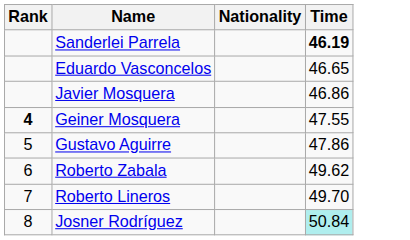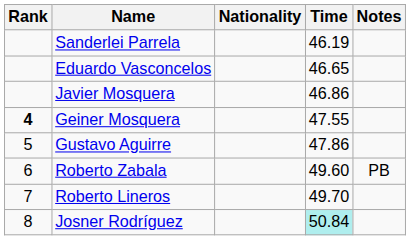+ column: (379, 17)
(329, 42) bold -> (329, 42) normal
(329, 171) 49.62 -> (329, 171) 49.60
